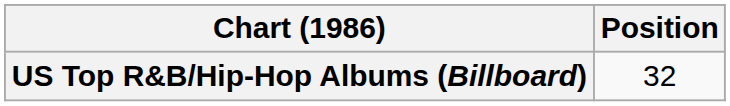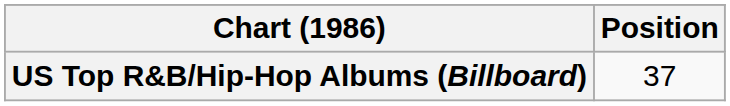(660, 75) 32 -> (660, 75) 37
